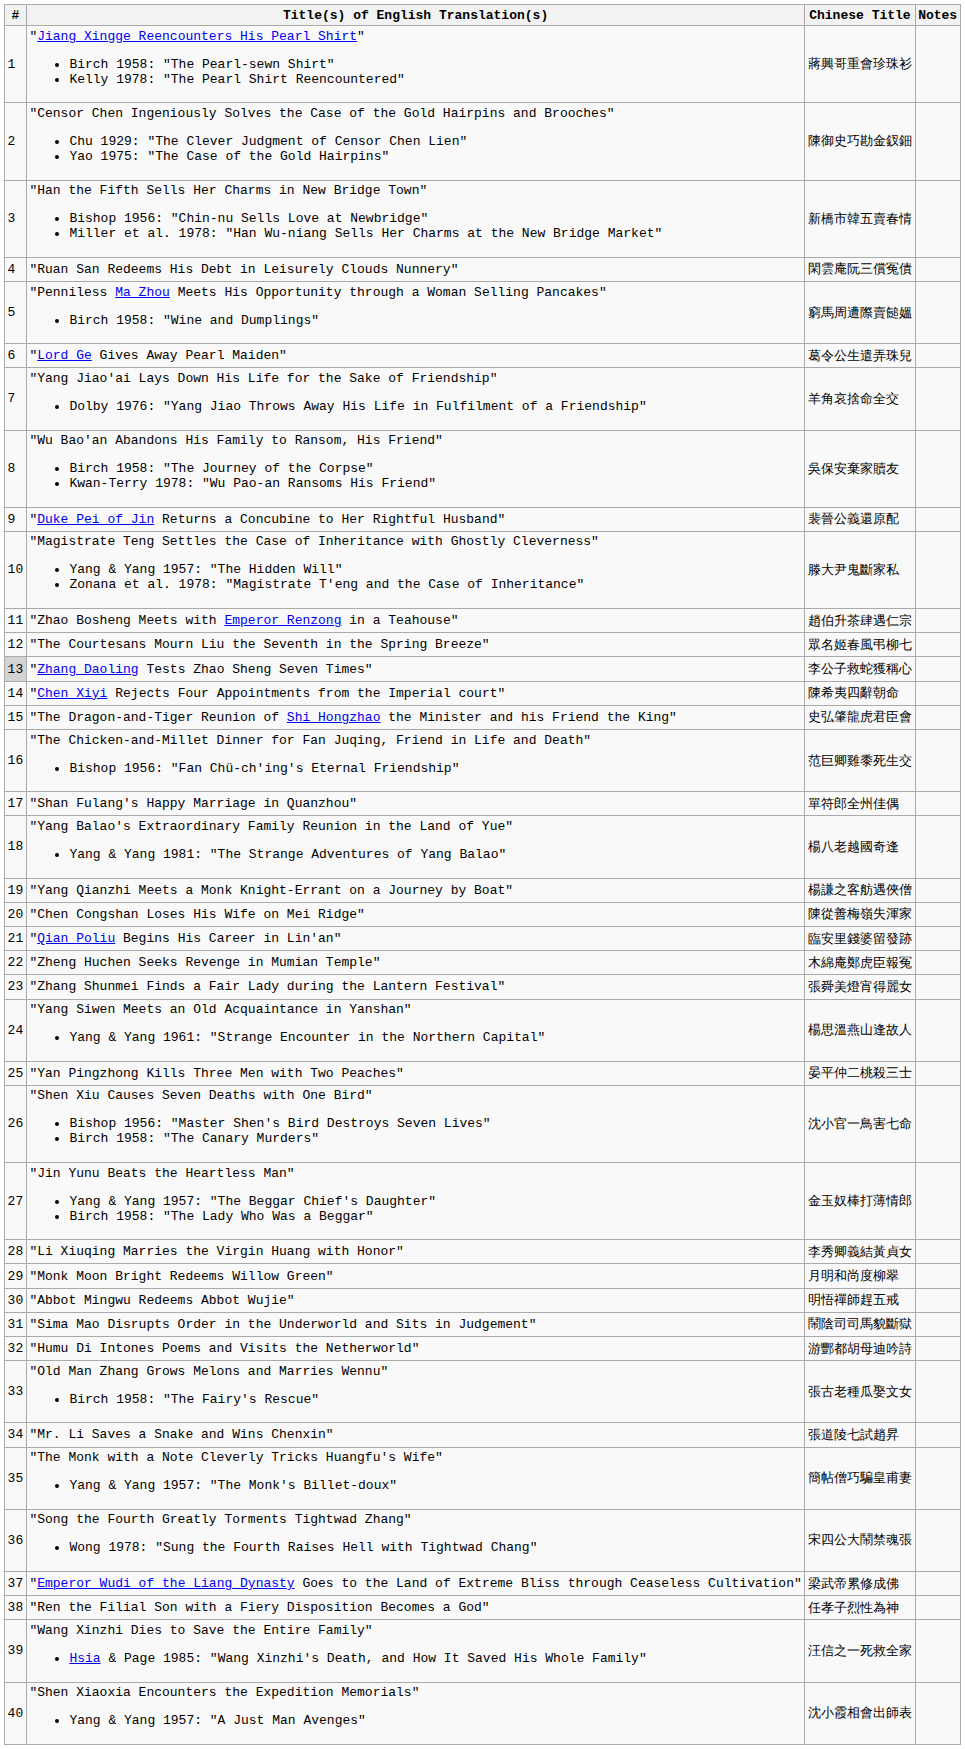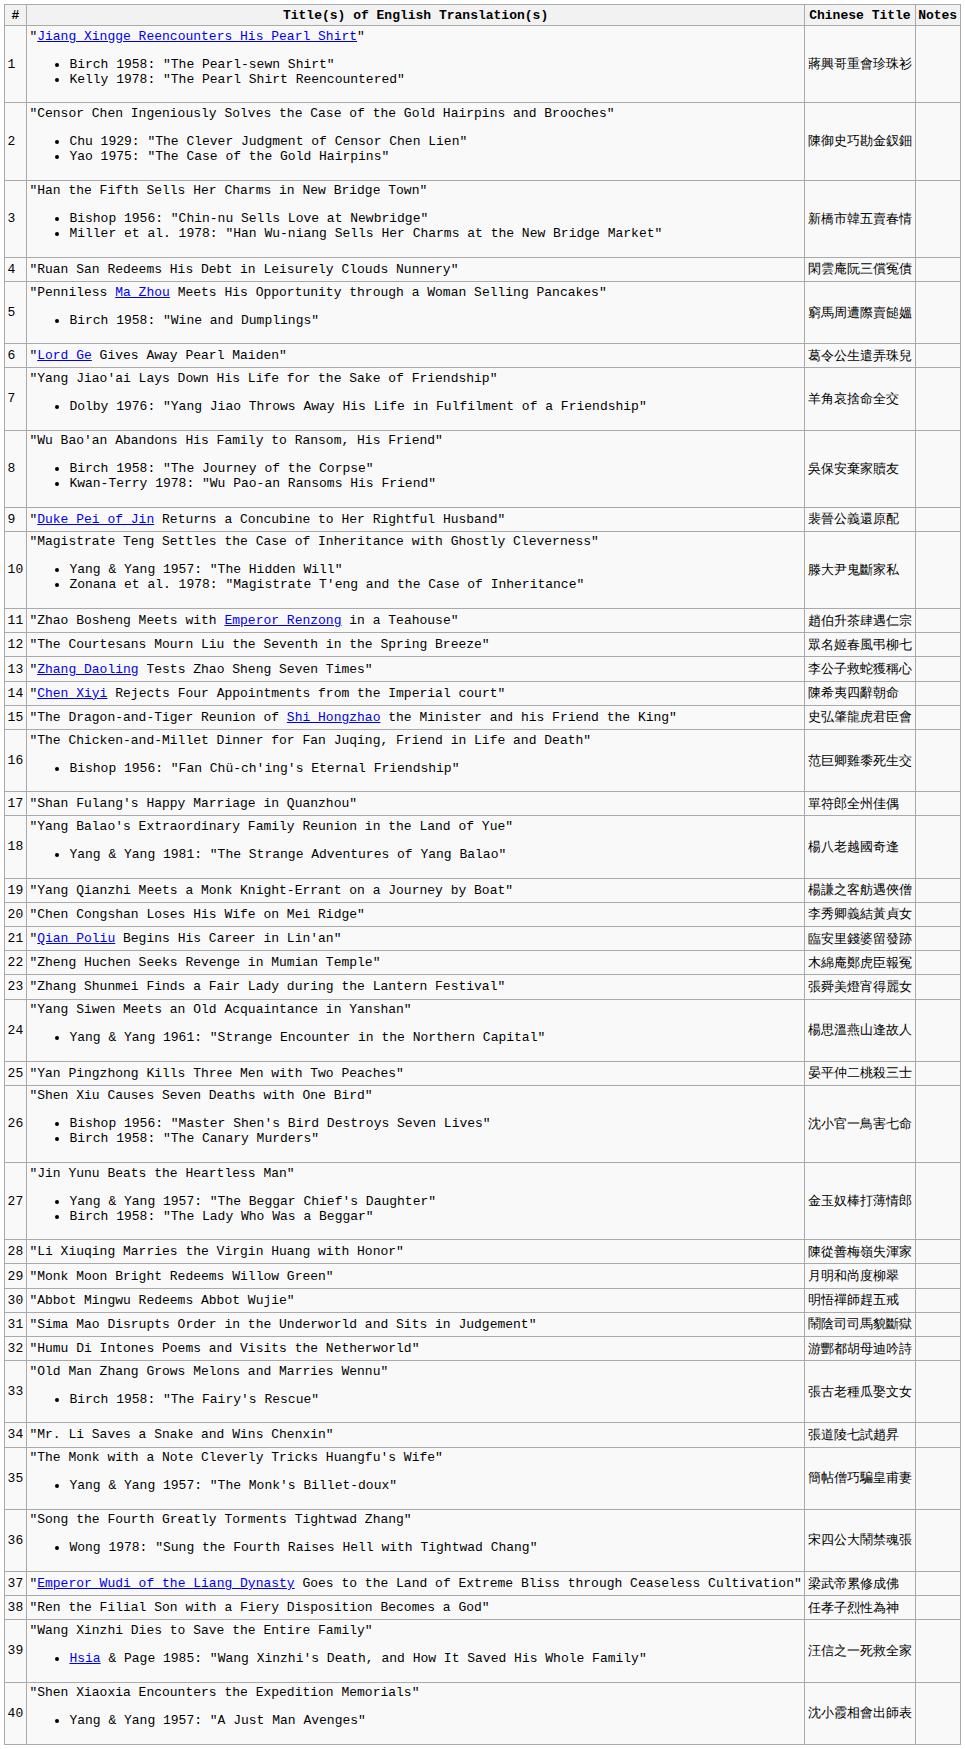(15, 669) lightgrey background -> (15, 669) no background
(860, 915) 陳從善梅嶺失渾家 -> (860, 915) 李秀卿義結黃貞女
(860, 1252) 李秀卿義結黃貞女 -> (860, 1252) 陳從善梅嶺失渾家
